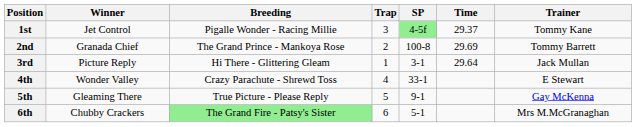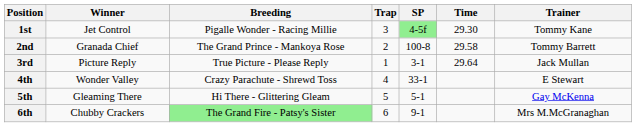(466, 29) 29.37 -> (466, 29) 29.30
(466, 46) 29.69 -> (466, 46) 29.58
(271, 63) Hi There - Glittering Gleam -> (271, 63) True Picture - Please Reply
(271, 96) True Picture - Please Reply -> (271, 96) Hi There - Glittering Gleam
(418, 96) 9-1 -> (418, 96) 5-1
(418, 113) 5-1 -> (418, 113) 9-1
